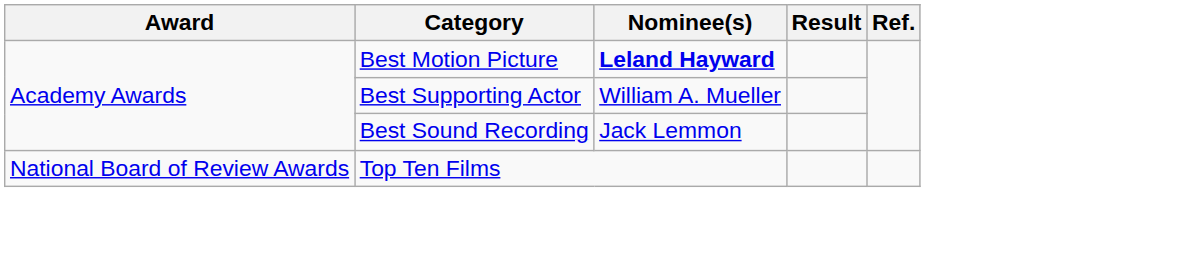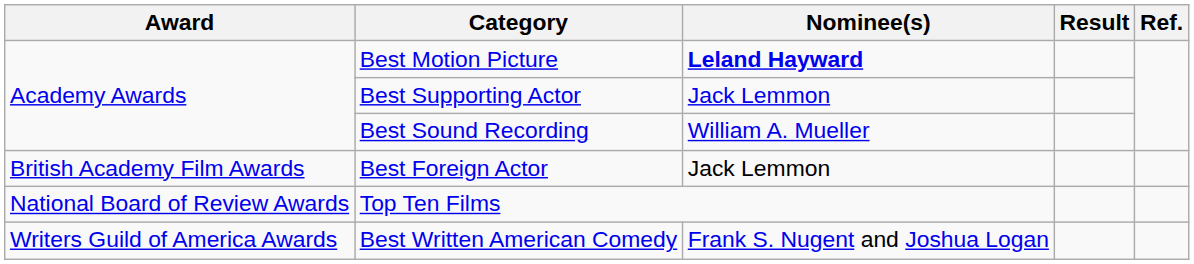(690, 95) William A. Mueller -> (759, 95) Jack Lemmon
(670, 131) Jack Lemmon -> (779, 131) William A. Mueller
+ row: (454, 167)
+ row: (518, 240)
